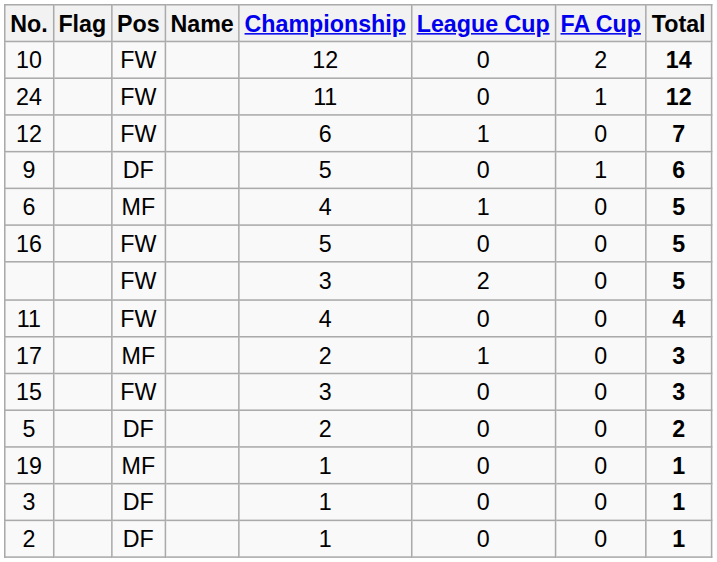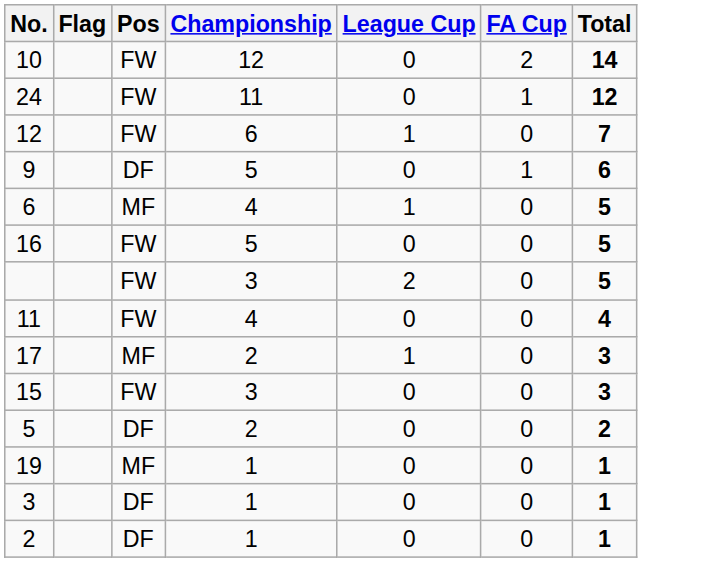- column: (202, 23)
